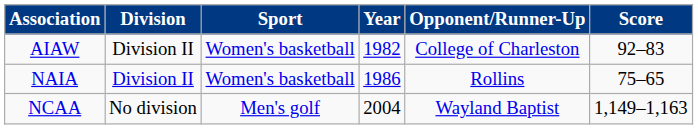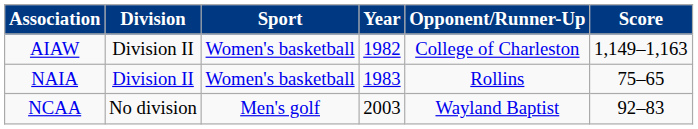(641, 49) 92–83 -> (641, 49) 1,149–1,163
(382, 78) 1986 -> (382, 78) 1983
(382, 108) 2004 -> (382, 108) 2003
(641, 108) 1,149–1,163 -> (641, 108) 92–83
